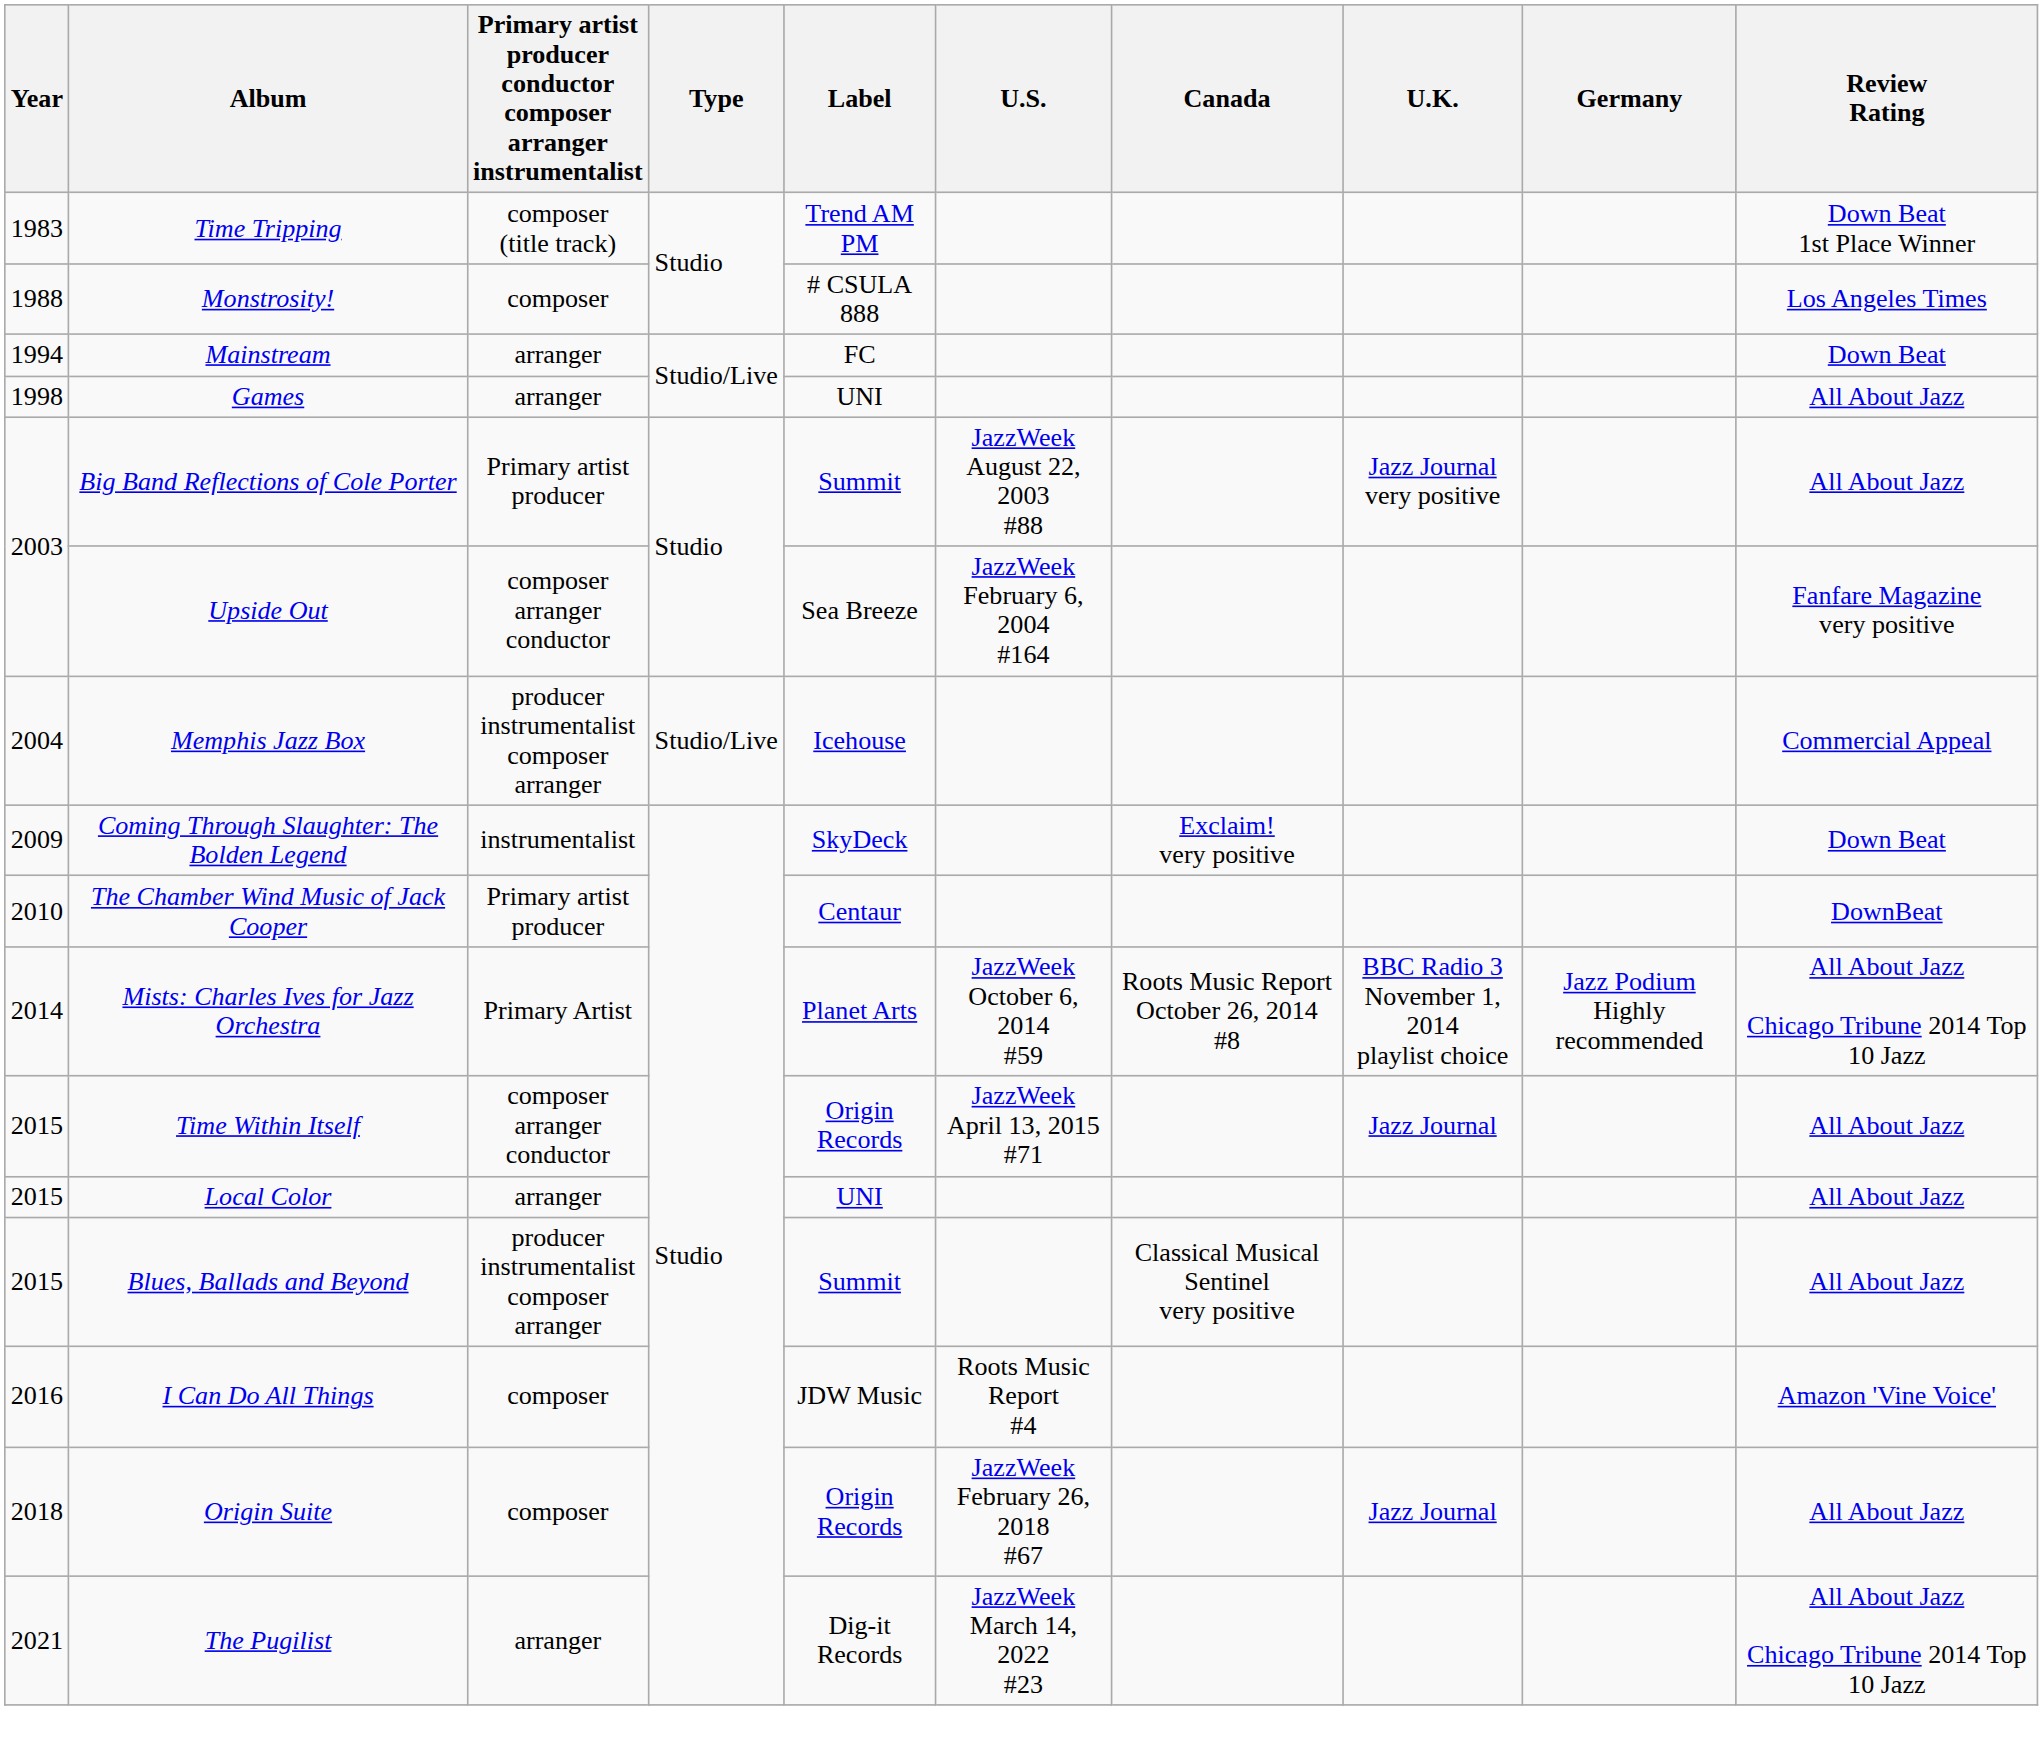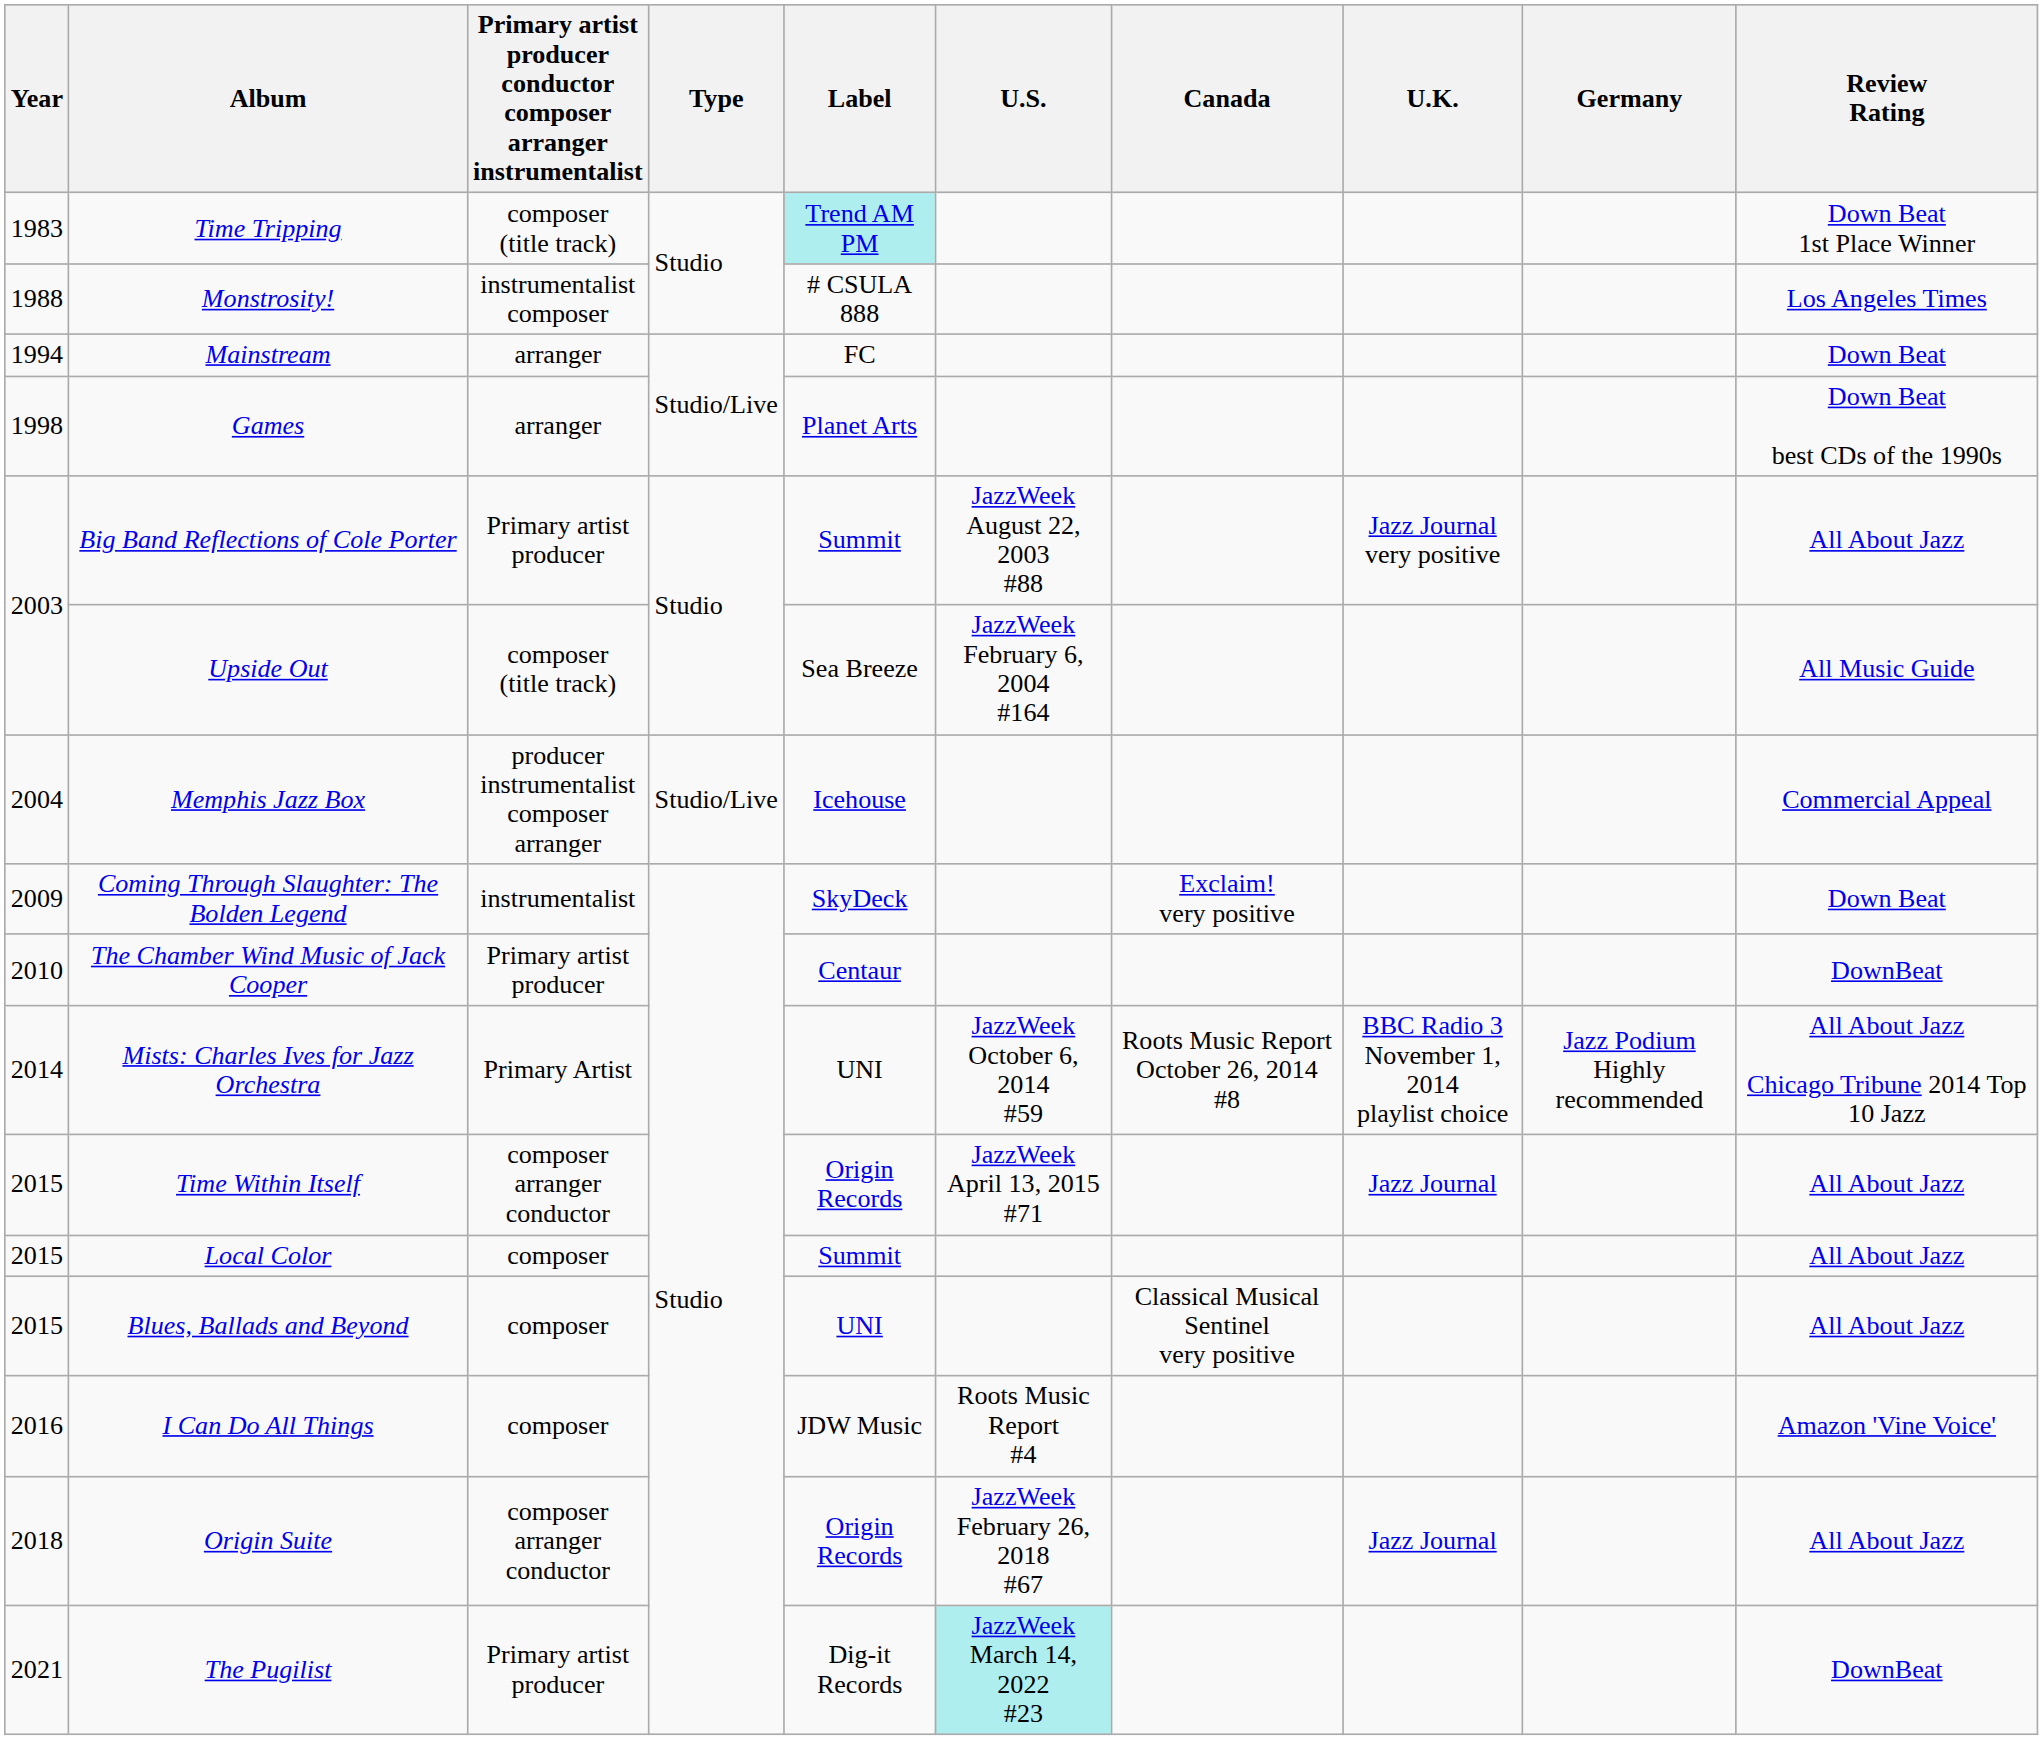(860, 227) no background -> (860, 227) paleturquoise background
(558, 298) composer -> (558, 298) instrumentalist composer
(860, 396) UNI -> (860, 425) Planet Arts
(1887, 396) All About Jazz -> (1887, 425) Down Beat best CDs of the 1990s
(558, 610) composer arranger conductor -> (558, 669) composer (title track)
(1887, 610) Fanfare Magazine very positive -> (1887, 669) All Music Guide
(860, 1010) Planet Arts -> (860, 1069) UNI
(558, 1196) arranger -> (558, 1255) composer
(860, 1196) UNI -> (860, 1255) Summit
(558, 1281) producer instrumentalist composer arranger -> (558, 1325) composer
(860, 1281) Summit -> (860, 1325) UNI
(558, 1511) composer -> (558, 1540) composer arranger conductor
(558, 1640) arranger -> (558, 1669) Primary artist producer
(1023, 1640) no background -> (1023, 1669) paleturquoise background
(1887, 1640) All About Jazz Chicago Tribune 2014 Top 10 Jazz -> (1887, 1669) DownBeat
